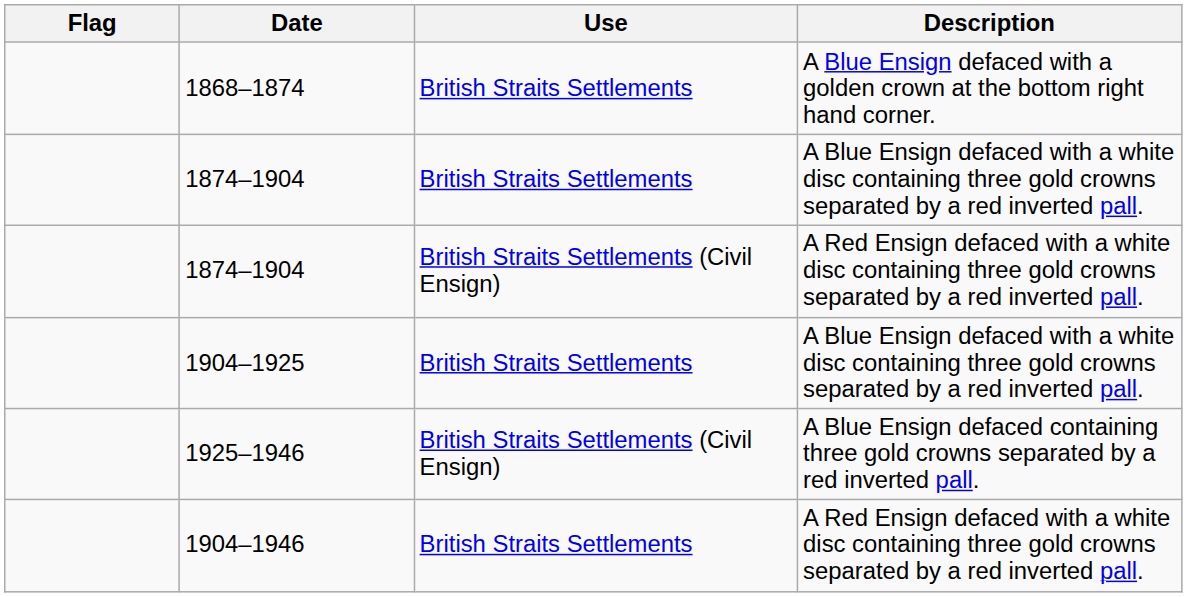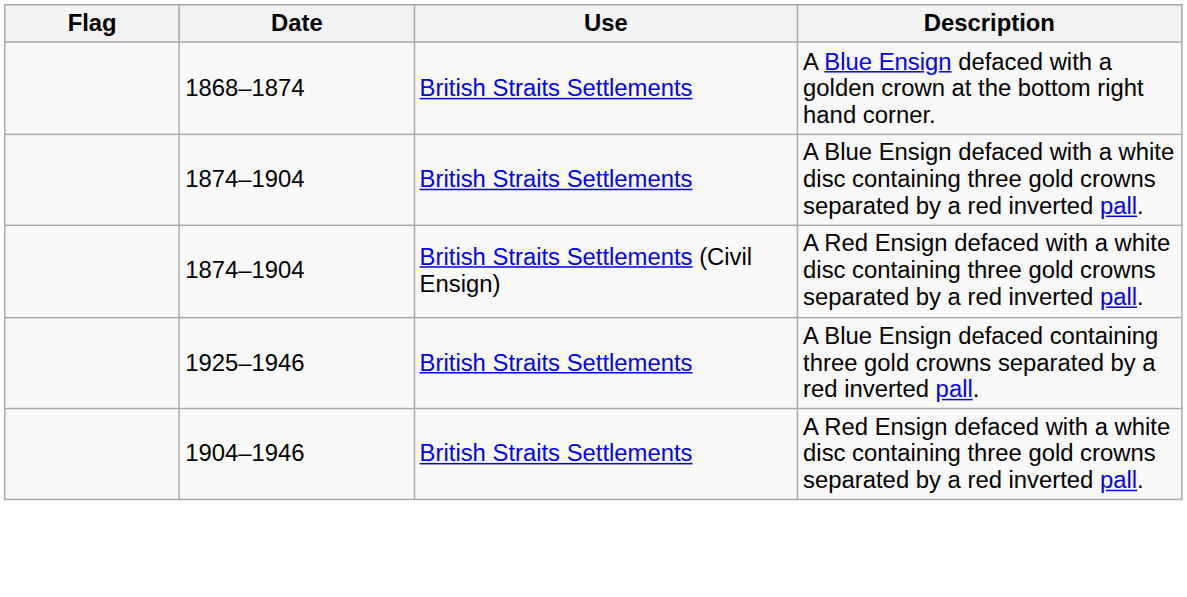- row: (245, 362)
(586, 453) British Straits Settlements (Civil Ensign) -> (556, 362) British Straits Settlements
